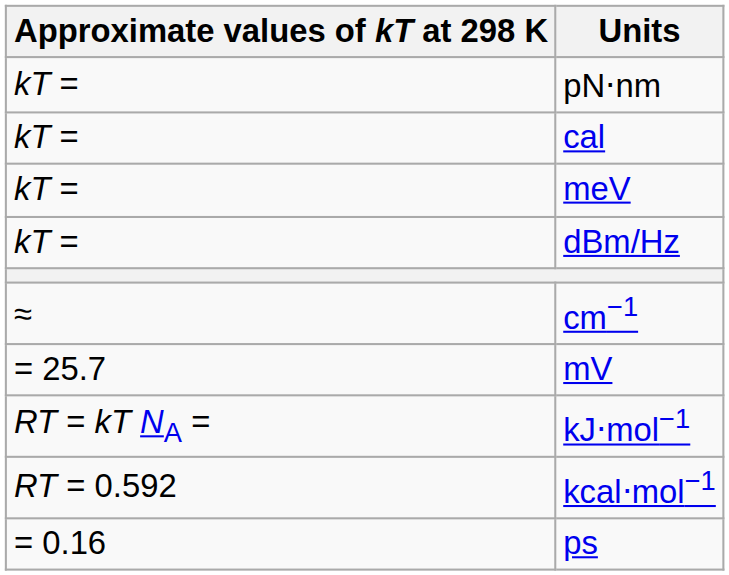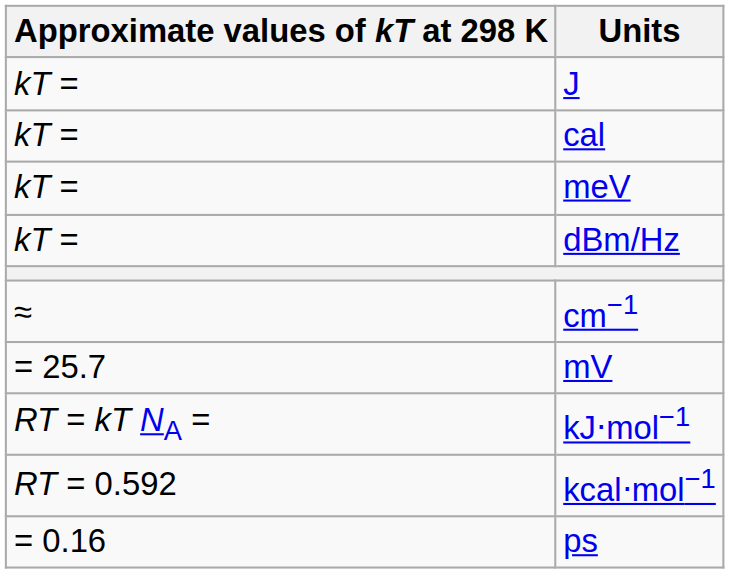+ row: (571, 83)
- row: (612, 85)
